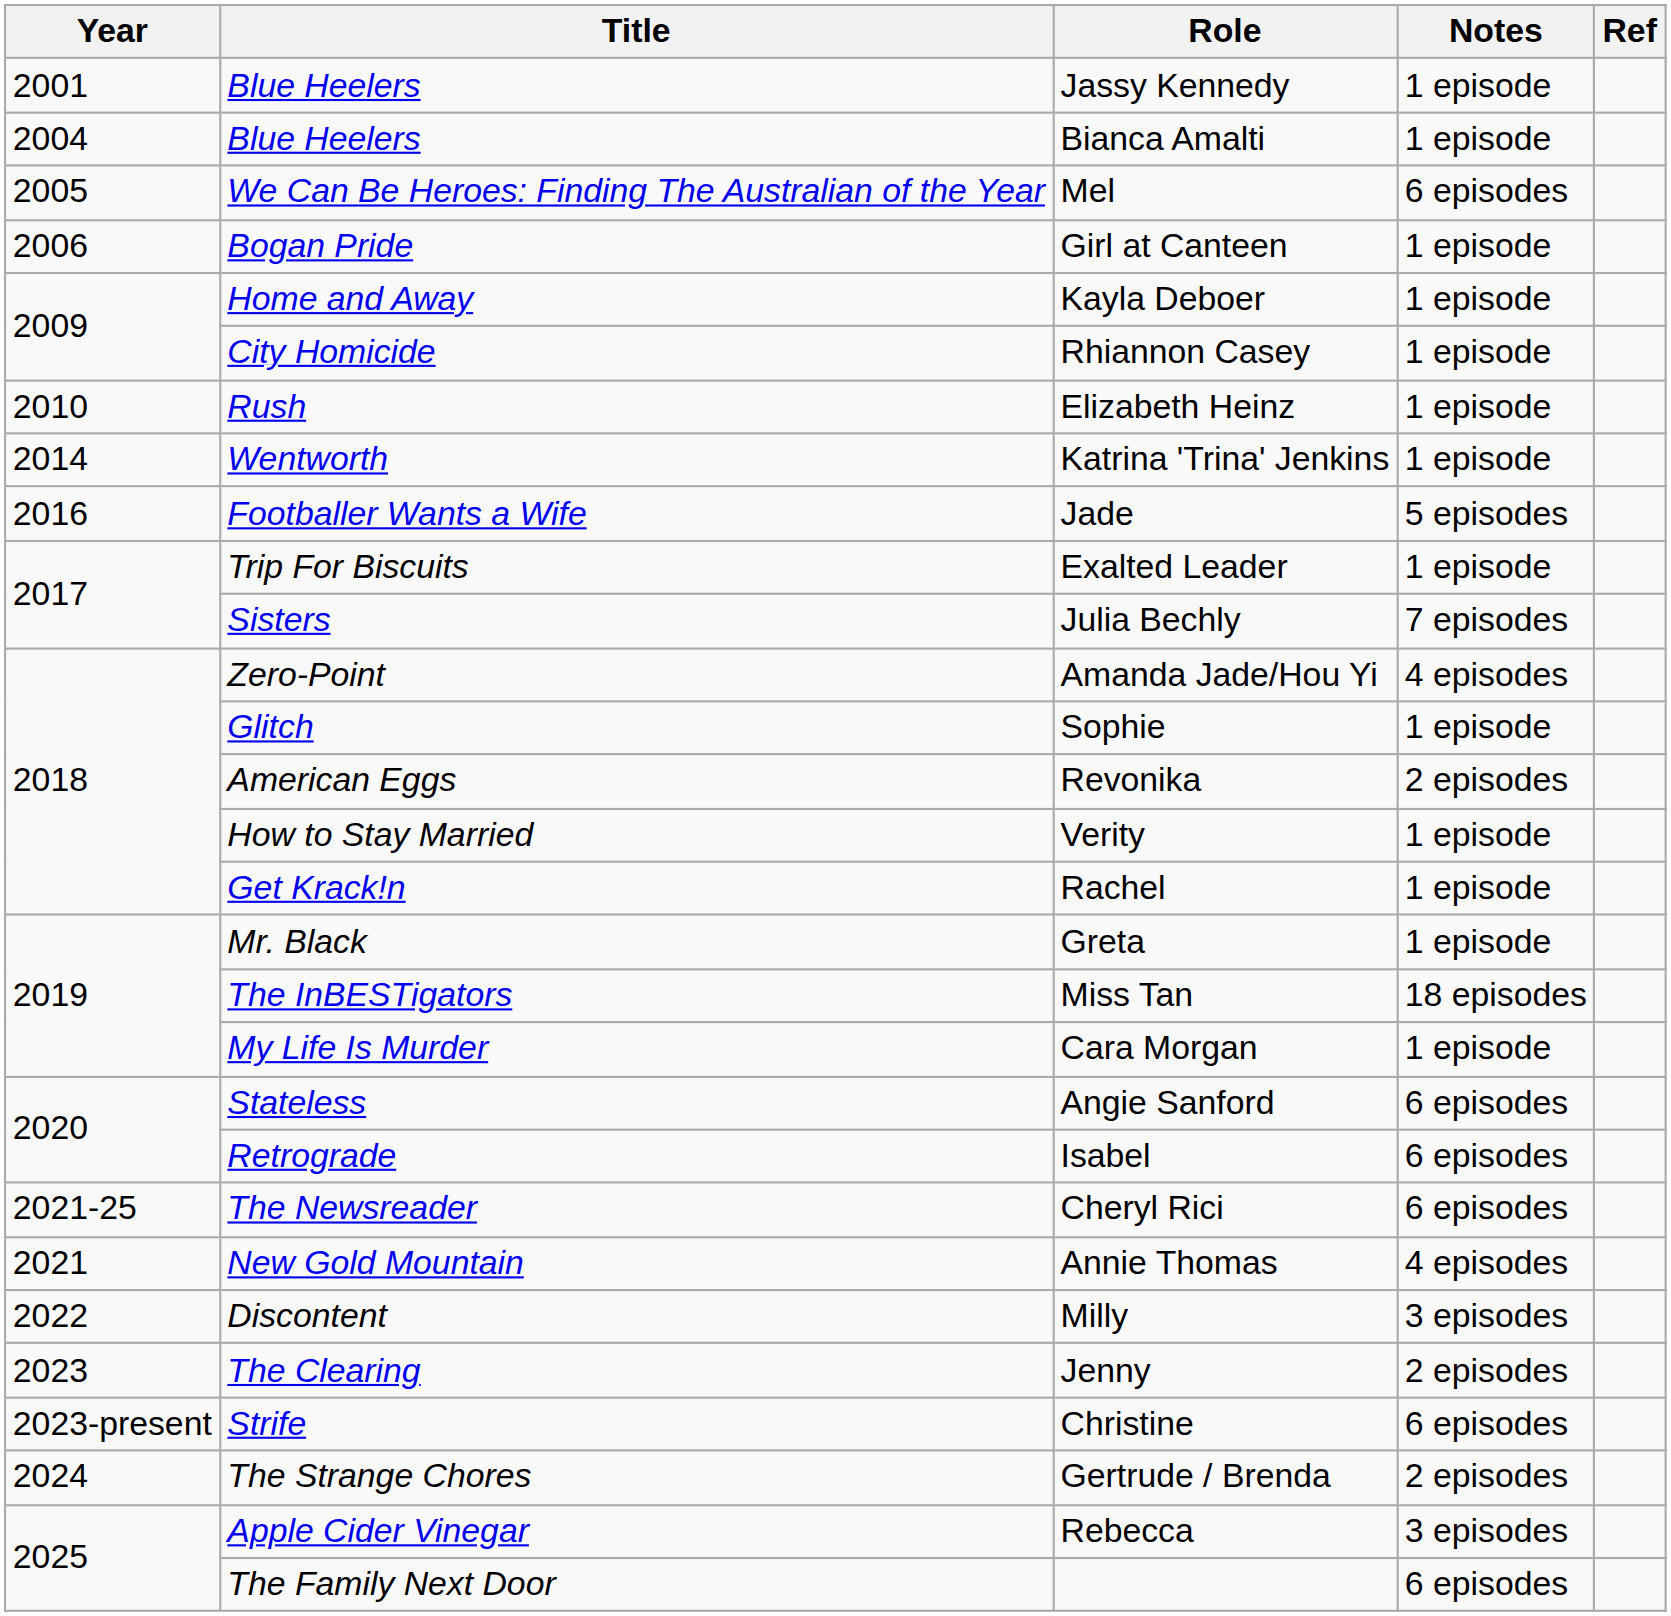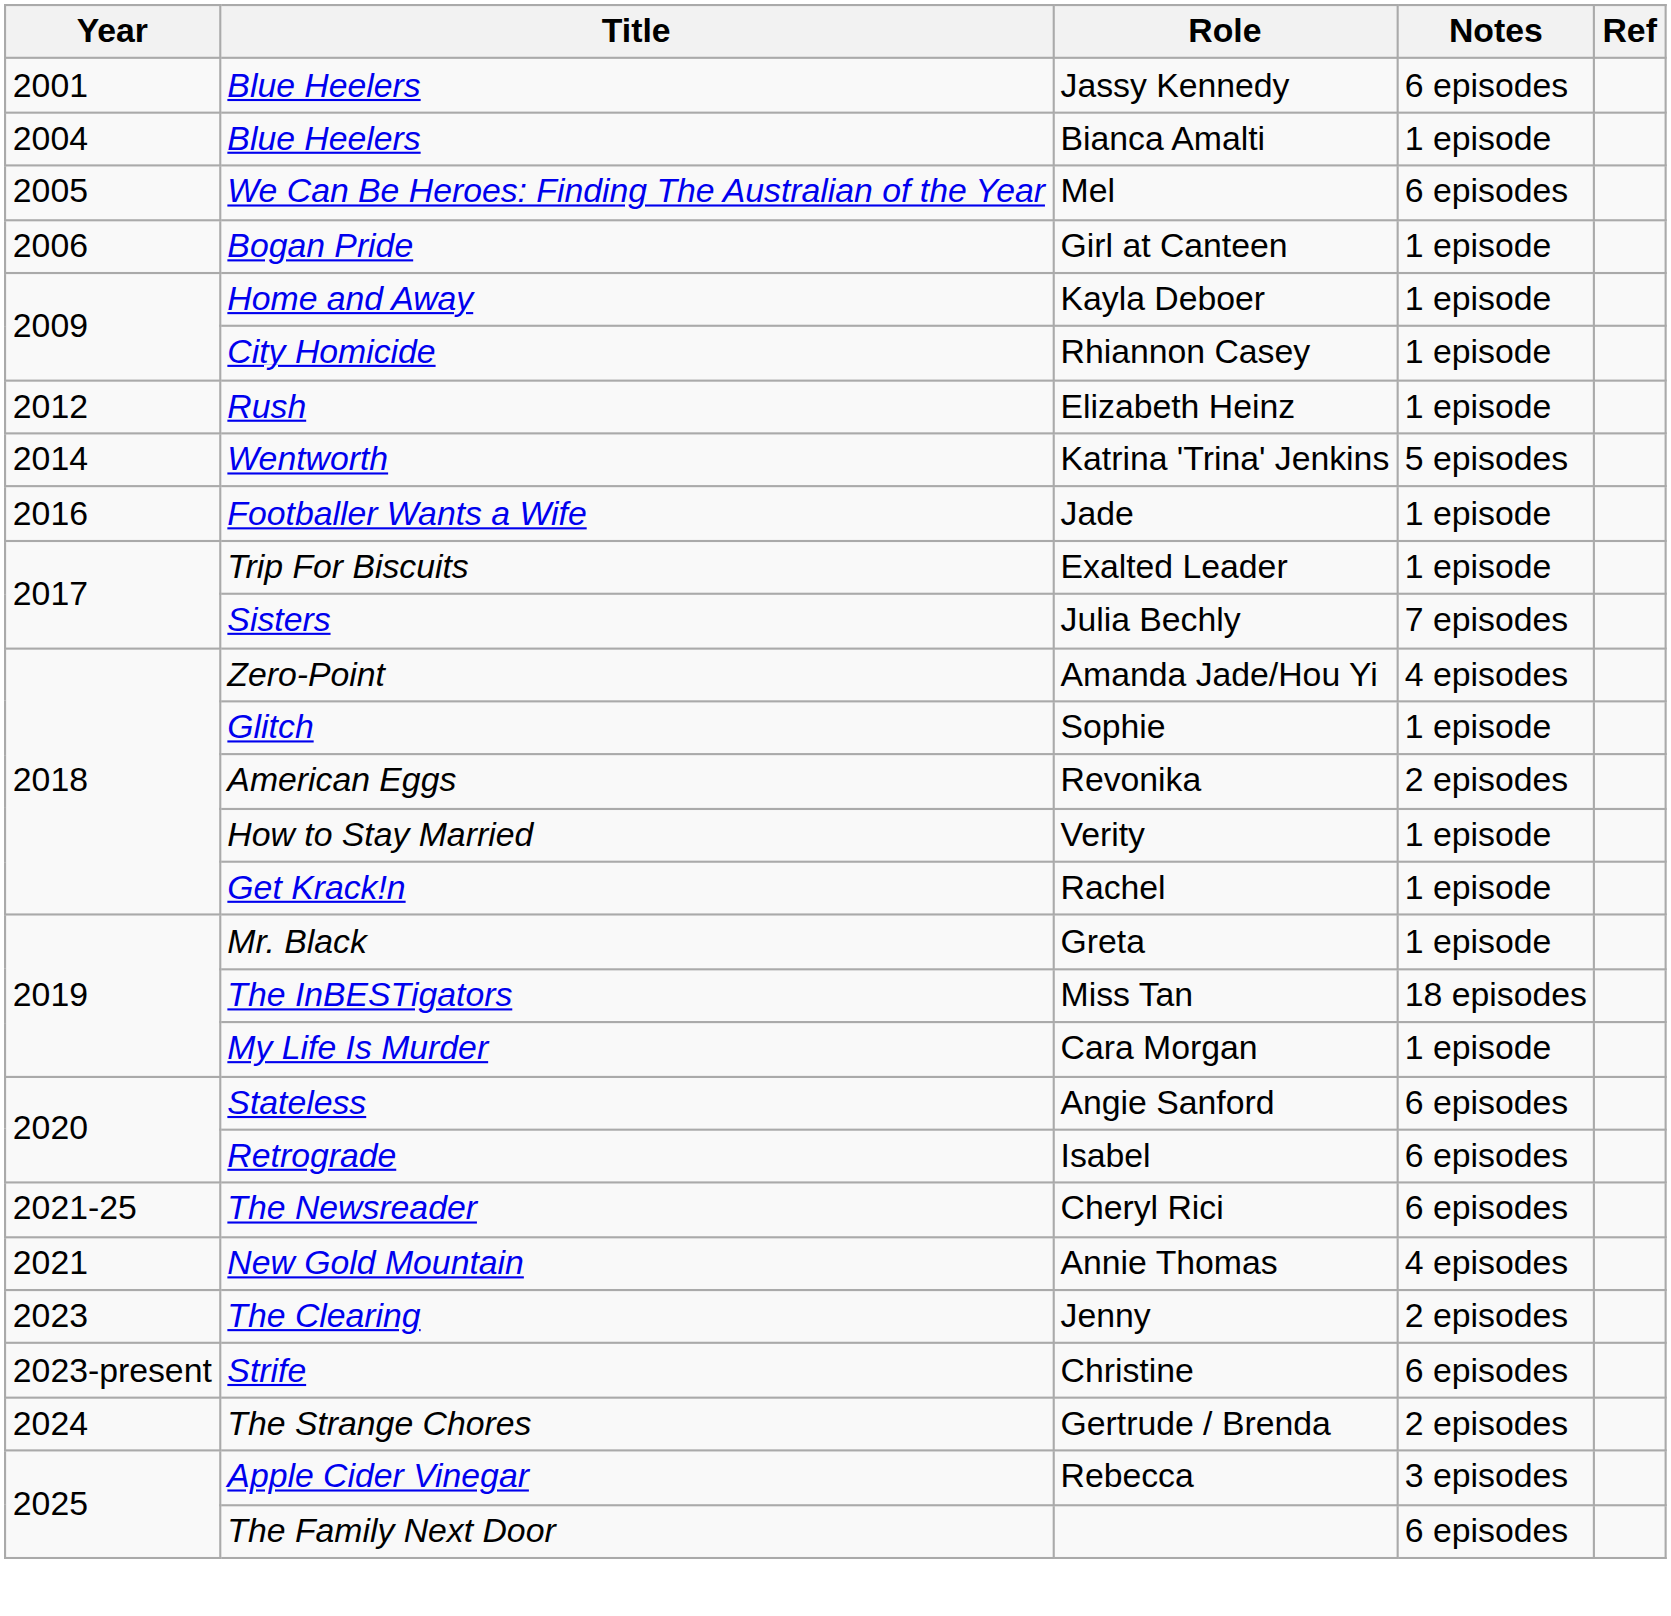(1478, 84) 1 episode -> (1486, 84) 6 episodes
(50, 406) 2010 -> (50, 406) 2012
(1478, 459) 1 episode -> (1486, 459) 5 episodes
(1486, 513) 5 episodes -> (1478, 513) 1 episode
- row: (1094, 1316)
